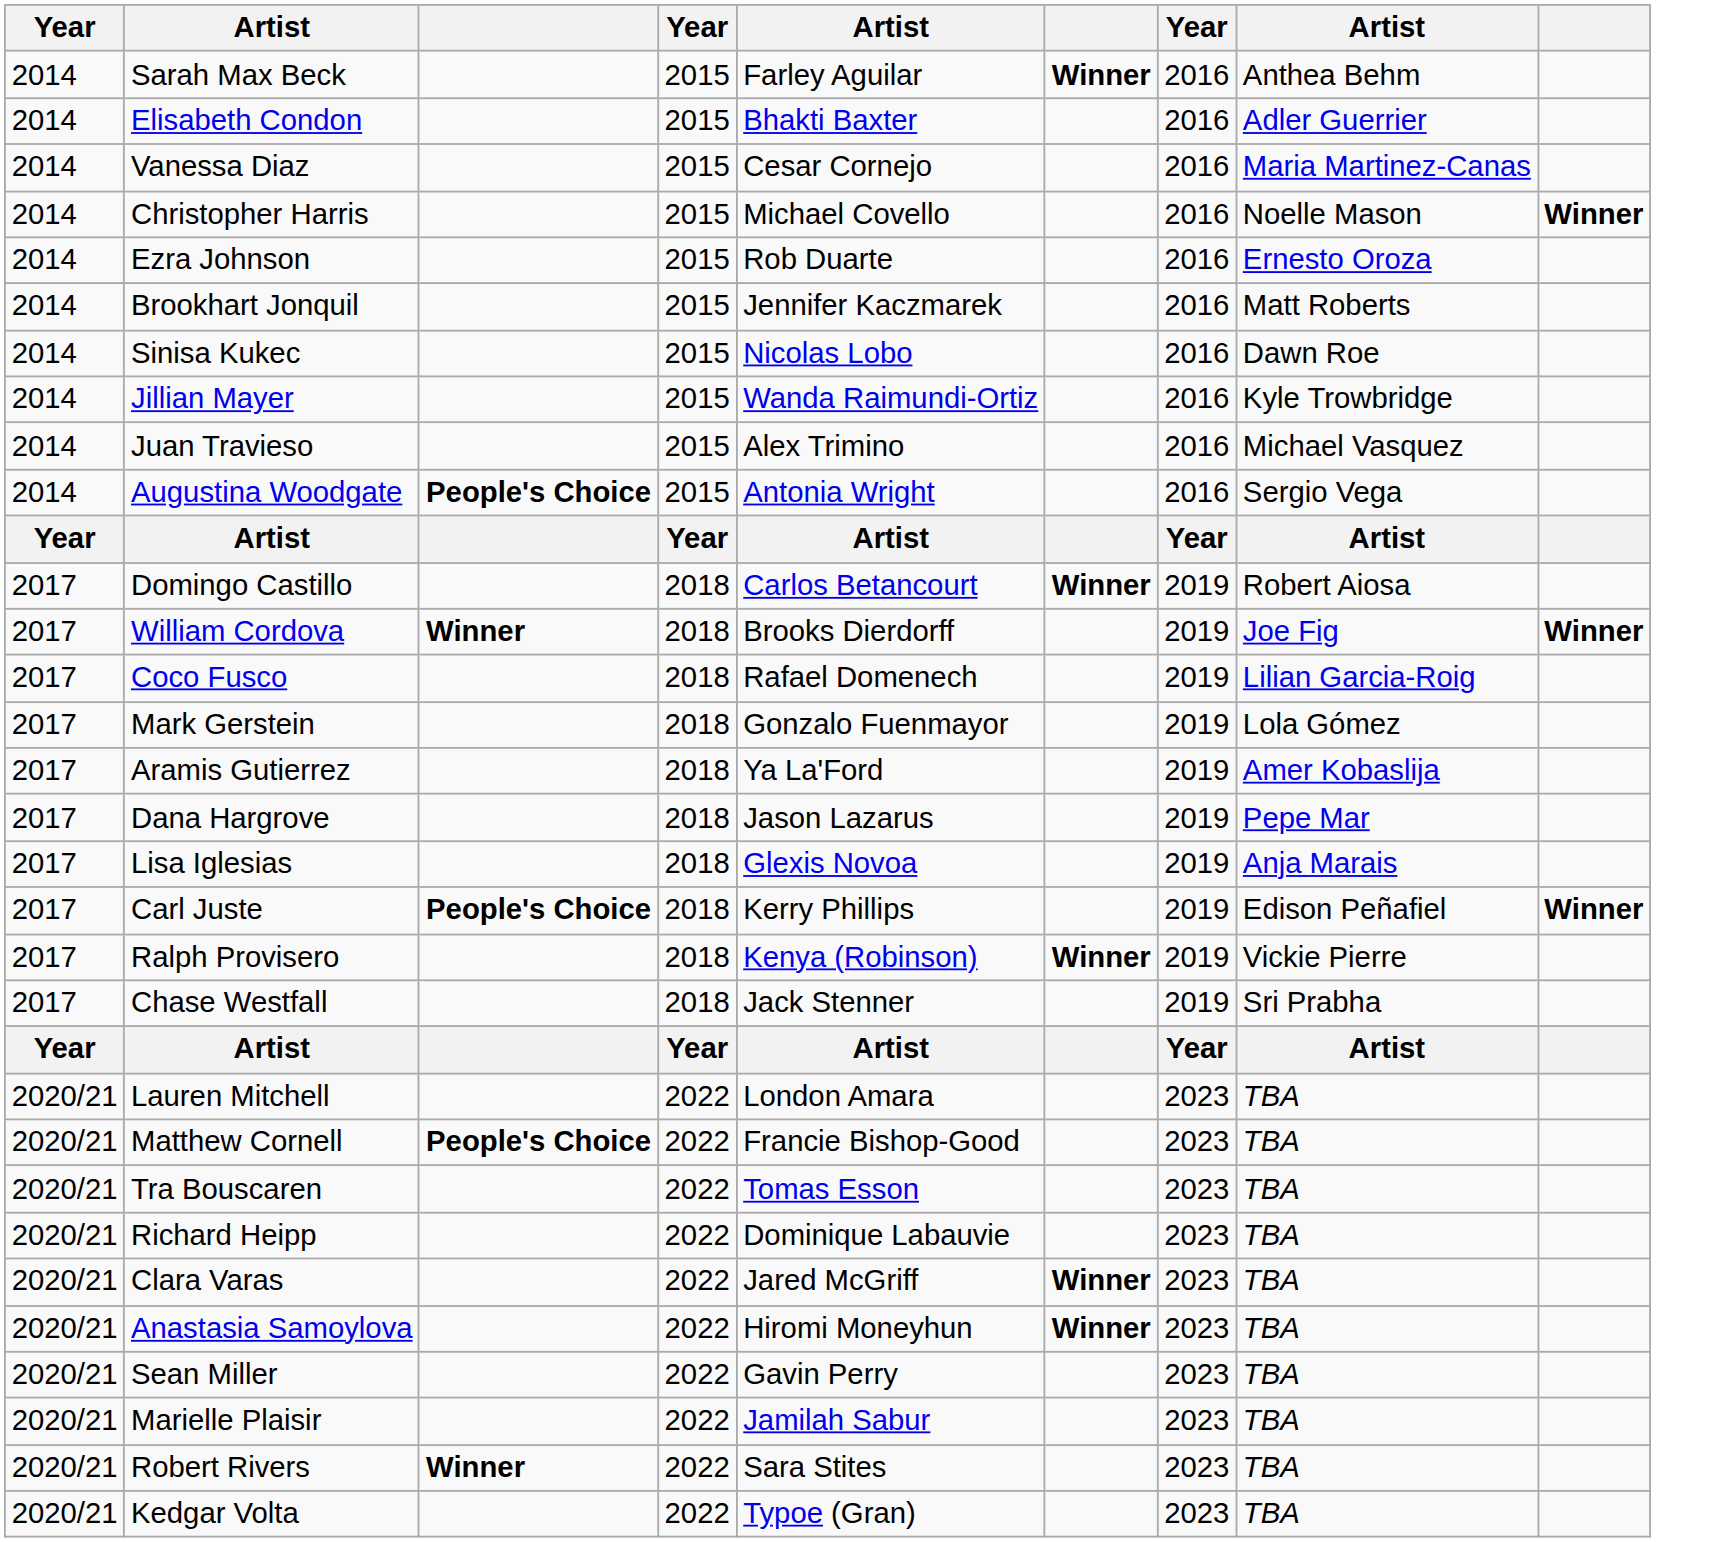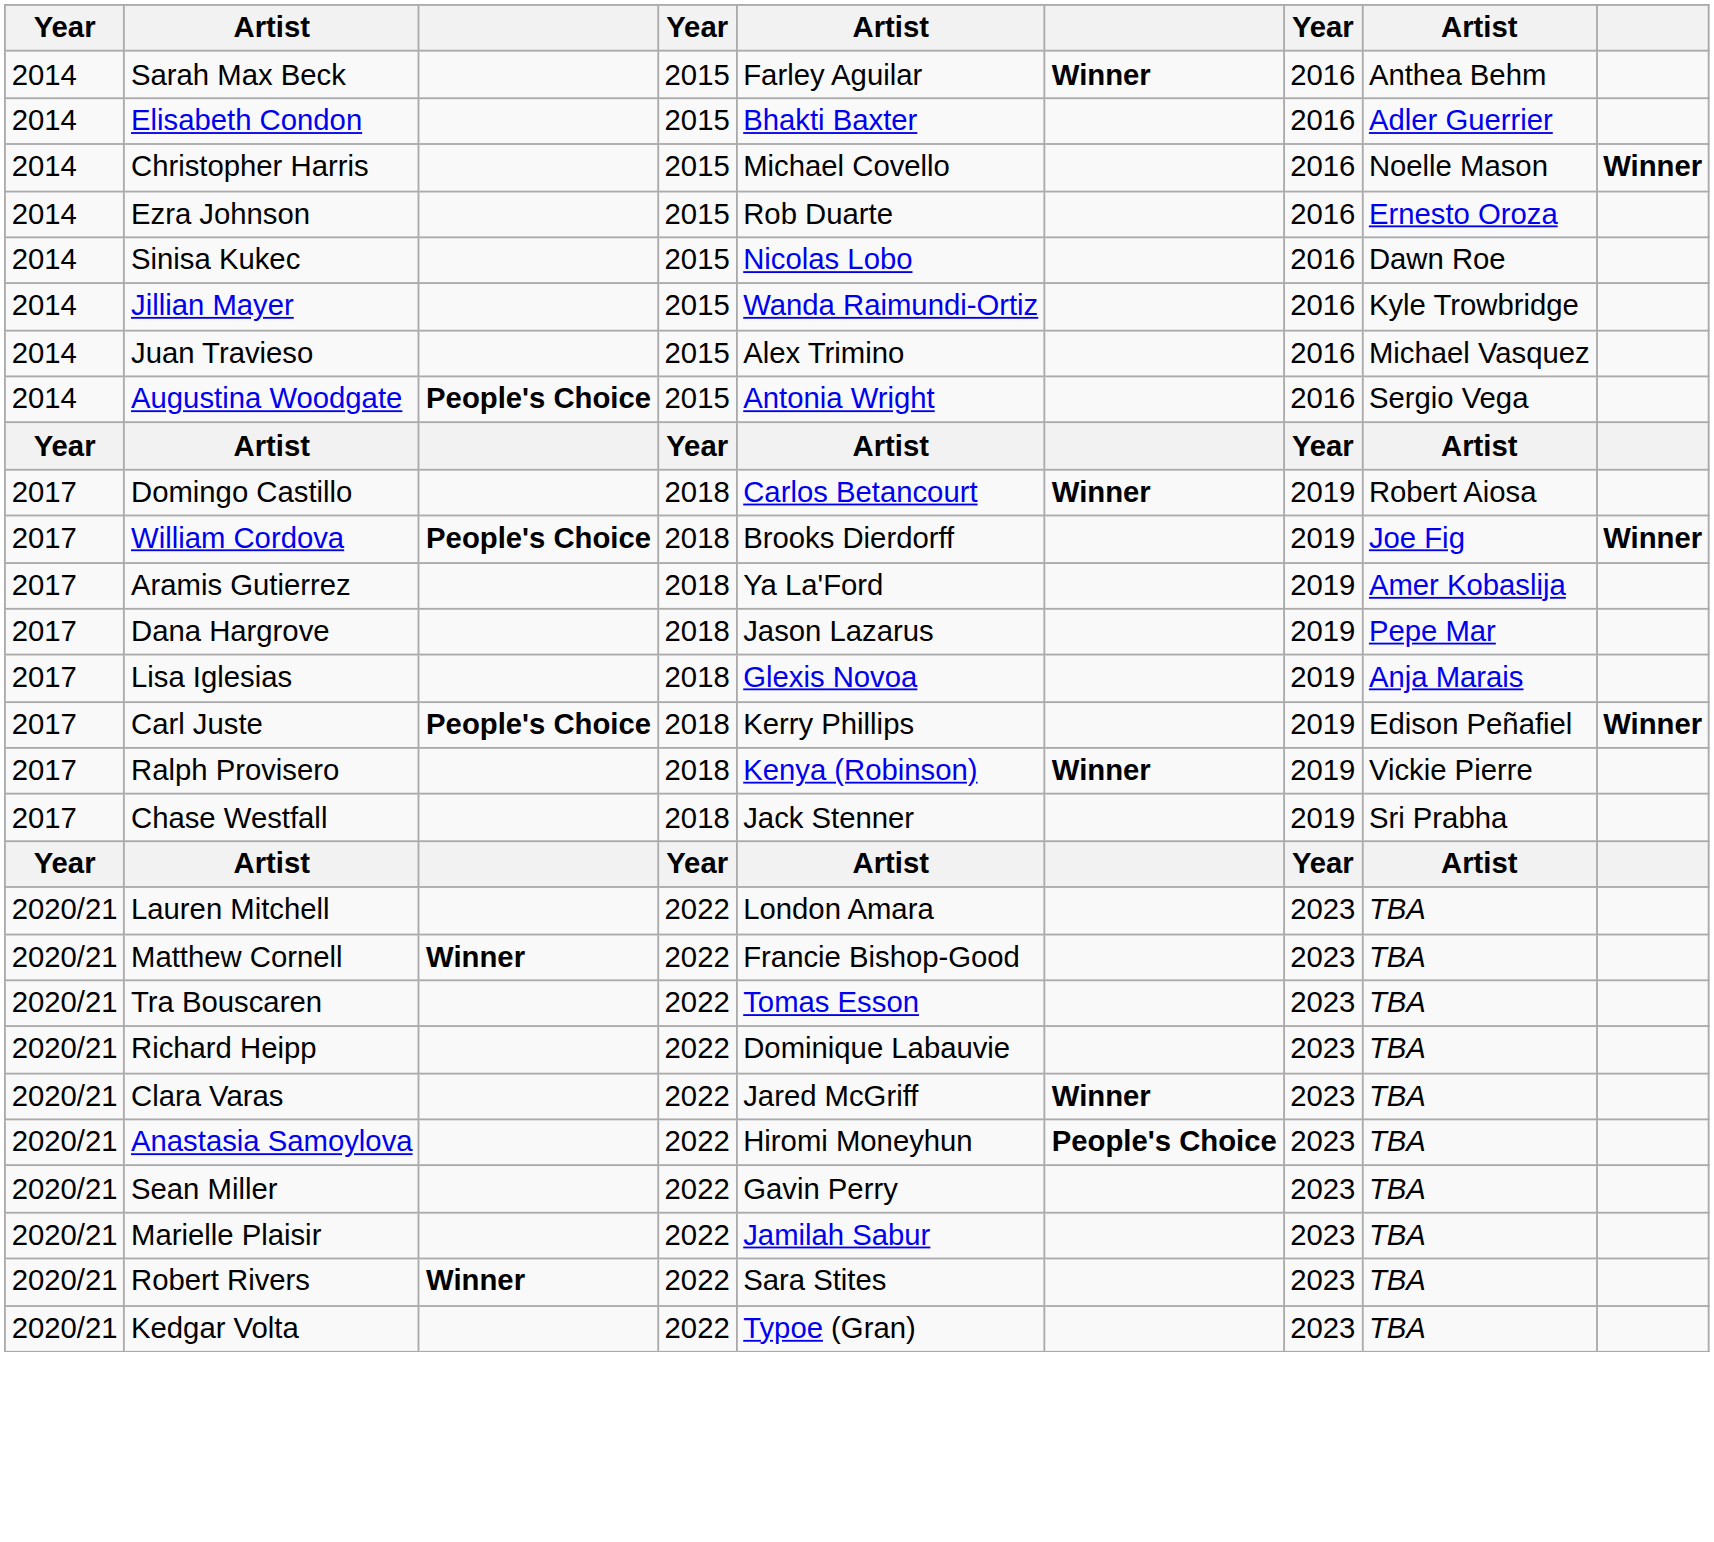- row: (220, 167)
- row: (245, 306)
(476, 631) Winner -> (539, 538) People's Choice
- row: (209, 677)
- row: (223, 724)
(539, 1142) People's Choice -> (476, 956) Winner
(1101, 1327) Winner -> (1164, 1142) People's Choice
